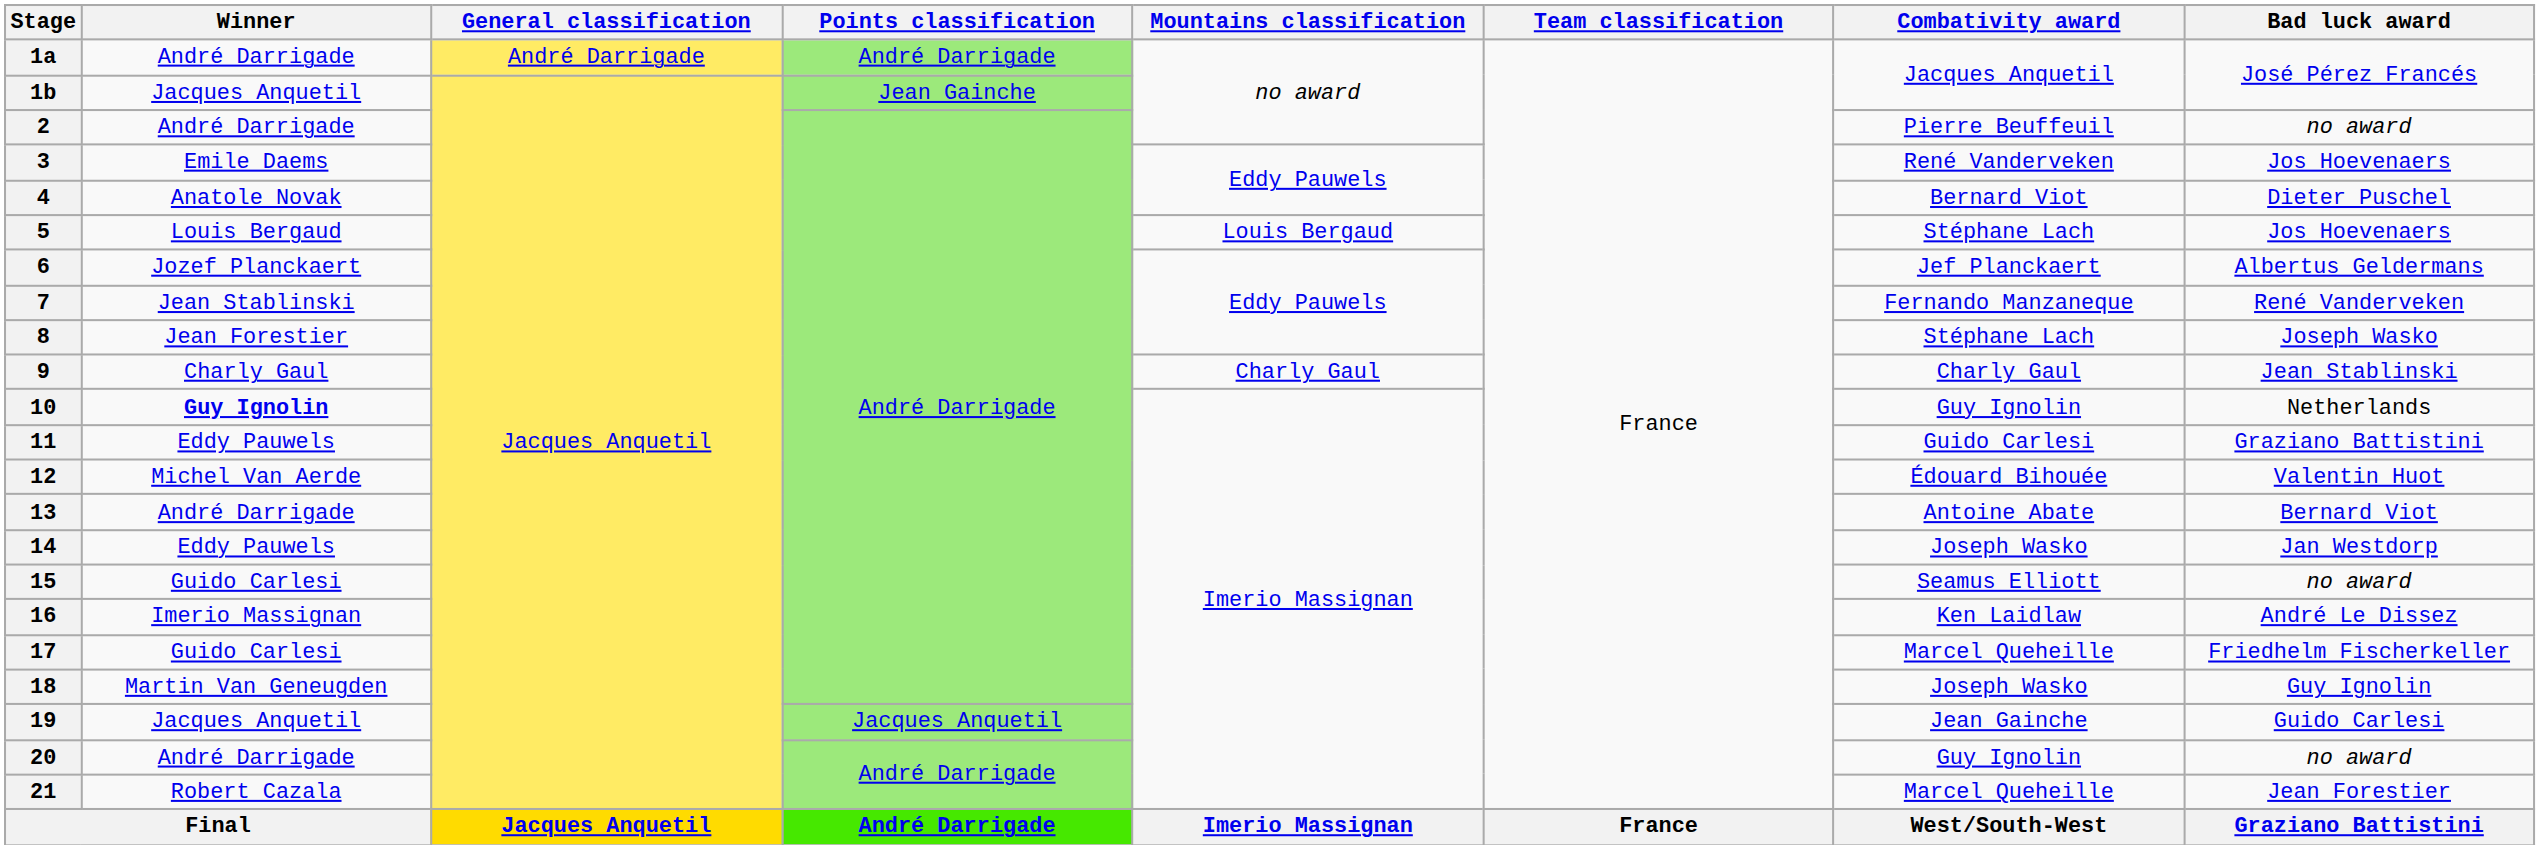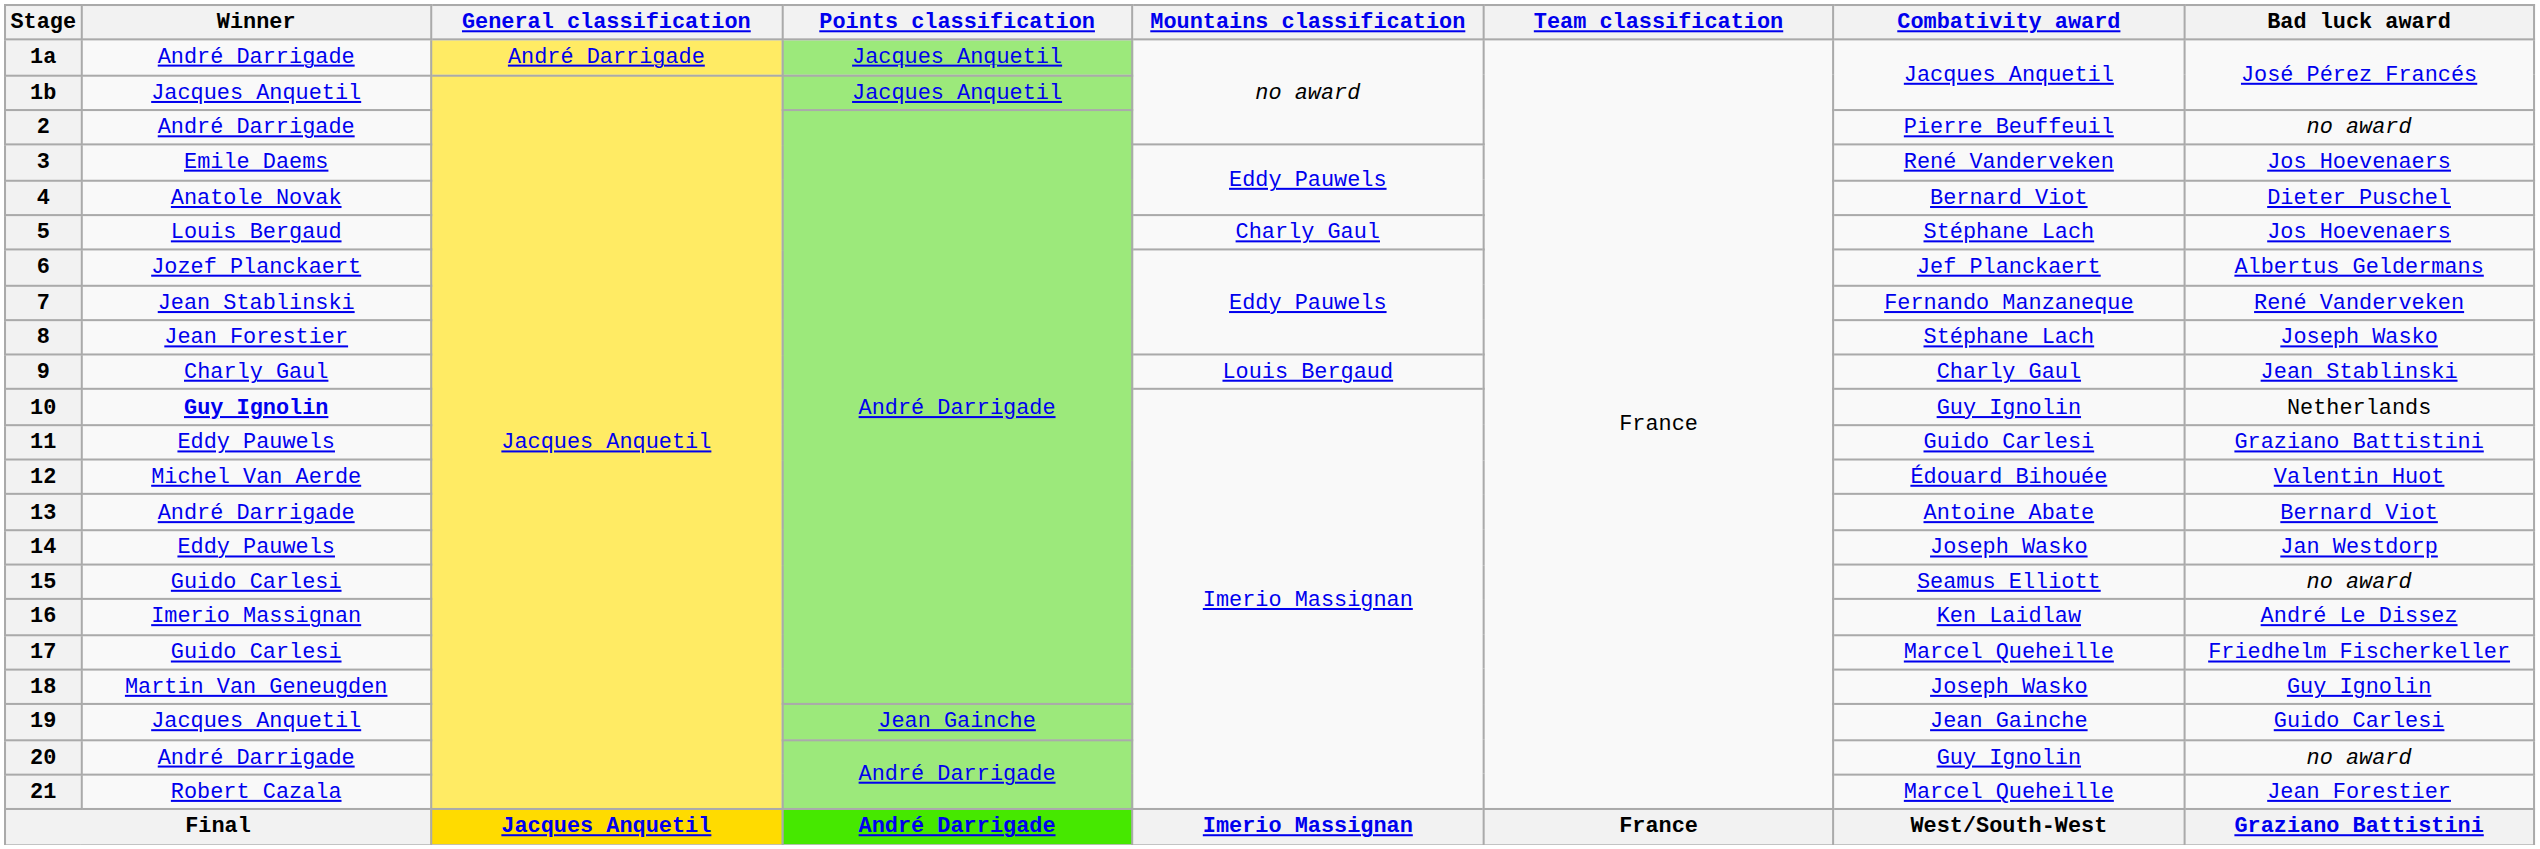(957, 57) André Darrigade -> (957, 57) Jacques Anquetil
(957, 92) Jean Gainche -> (957, 92) Jacques Anquetil
(1308, 232) Louis Bergaud -> (1308, 232) Charly Gaul
(1308, 372) Charly Gaul -> (1308, 372) Louis Bergaud
(957, 722) Jacques Anquetil -> (957, 722) Jean Gainche
